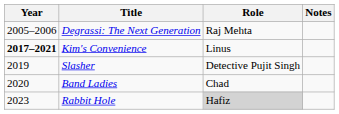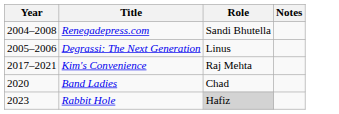+ row: (105, 30)
(229, 30) Raj Mehta -> (218, 48) Linus
(32, 48) bold -> (32, 65) normal
(218, 48) Linus -> (229, 65) Raj Mehta
- row: (78, 65)
